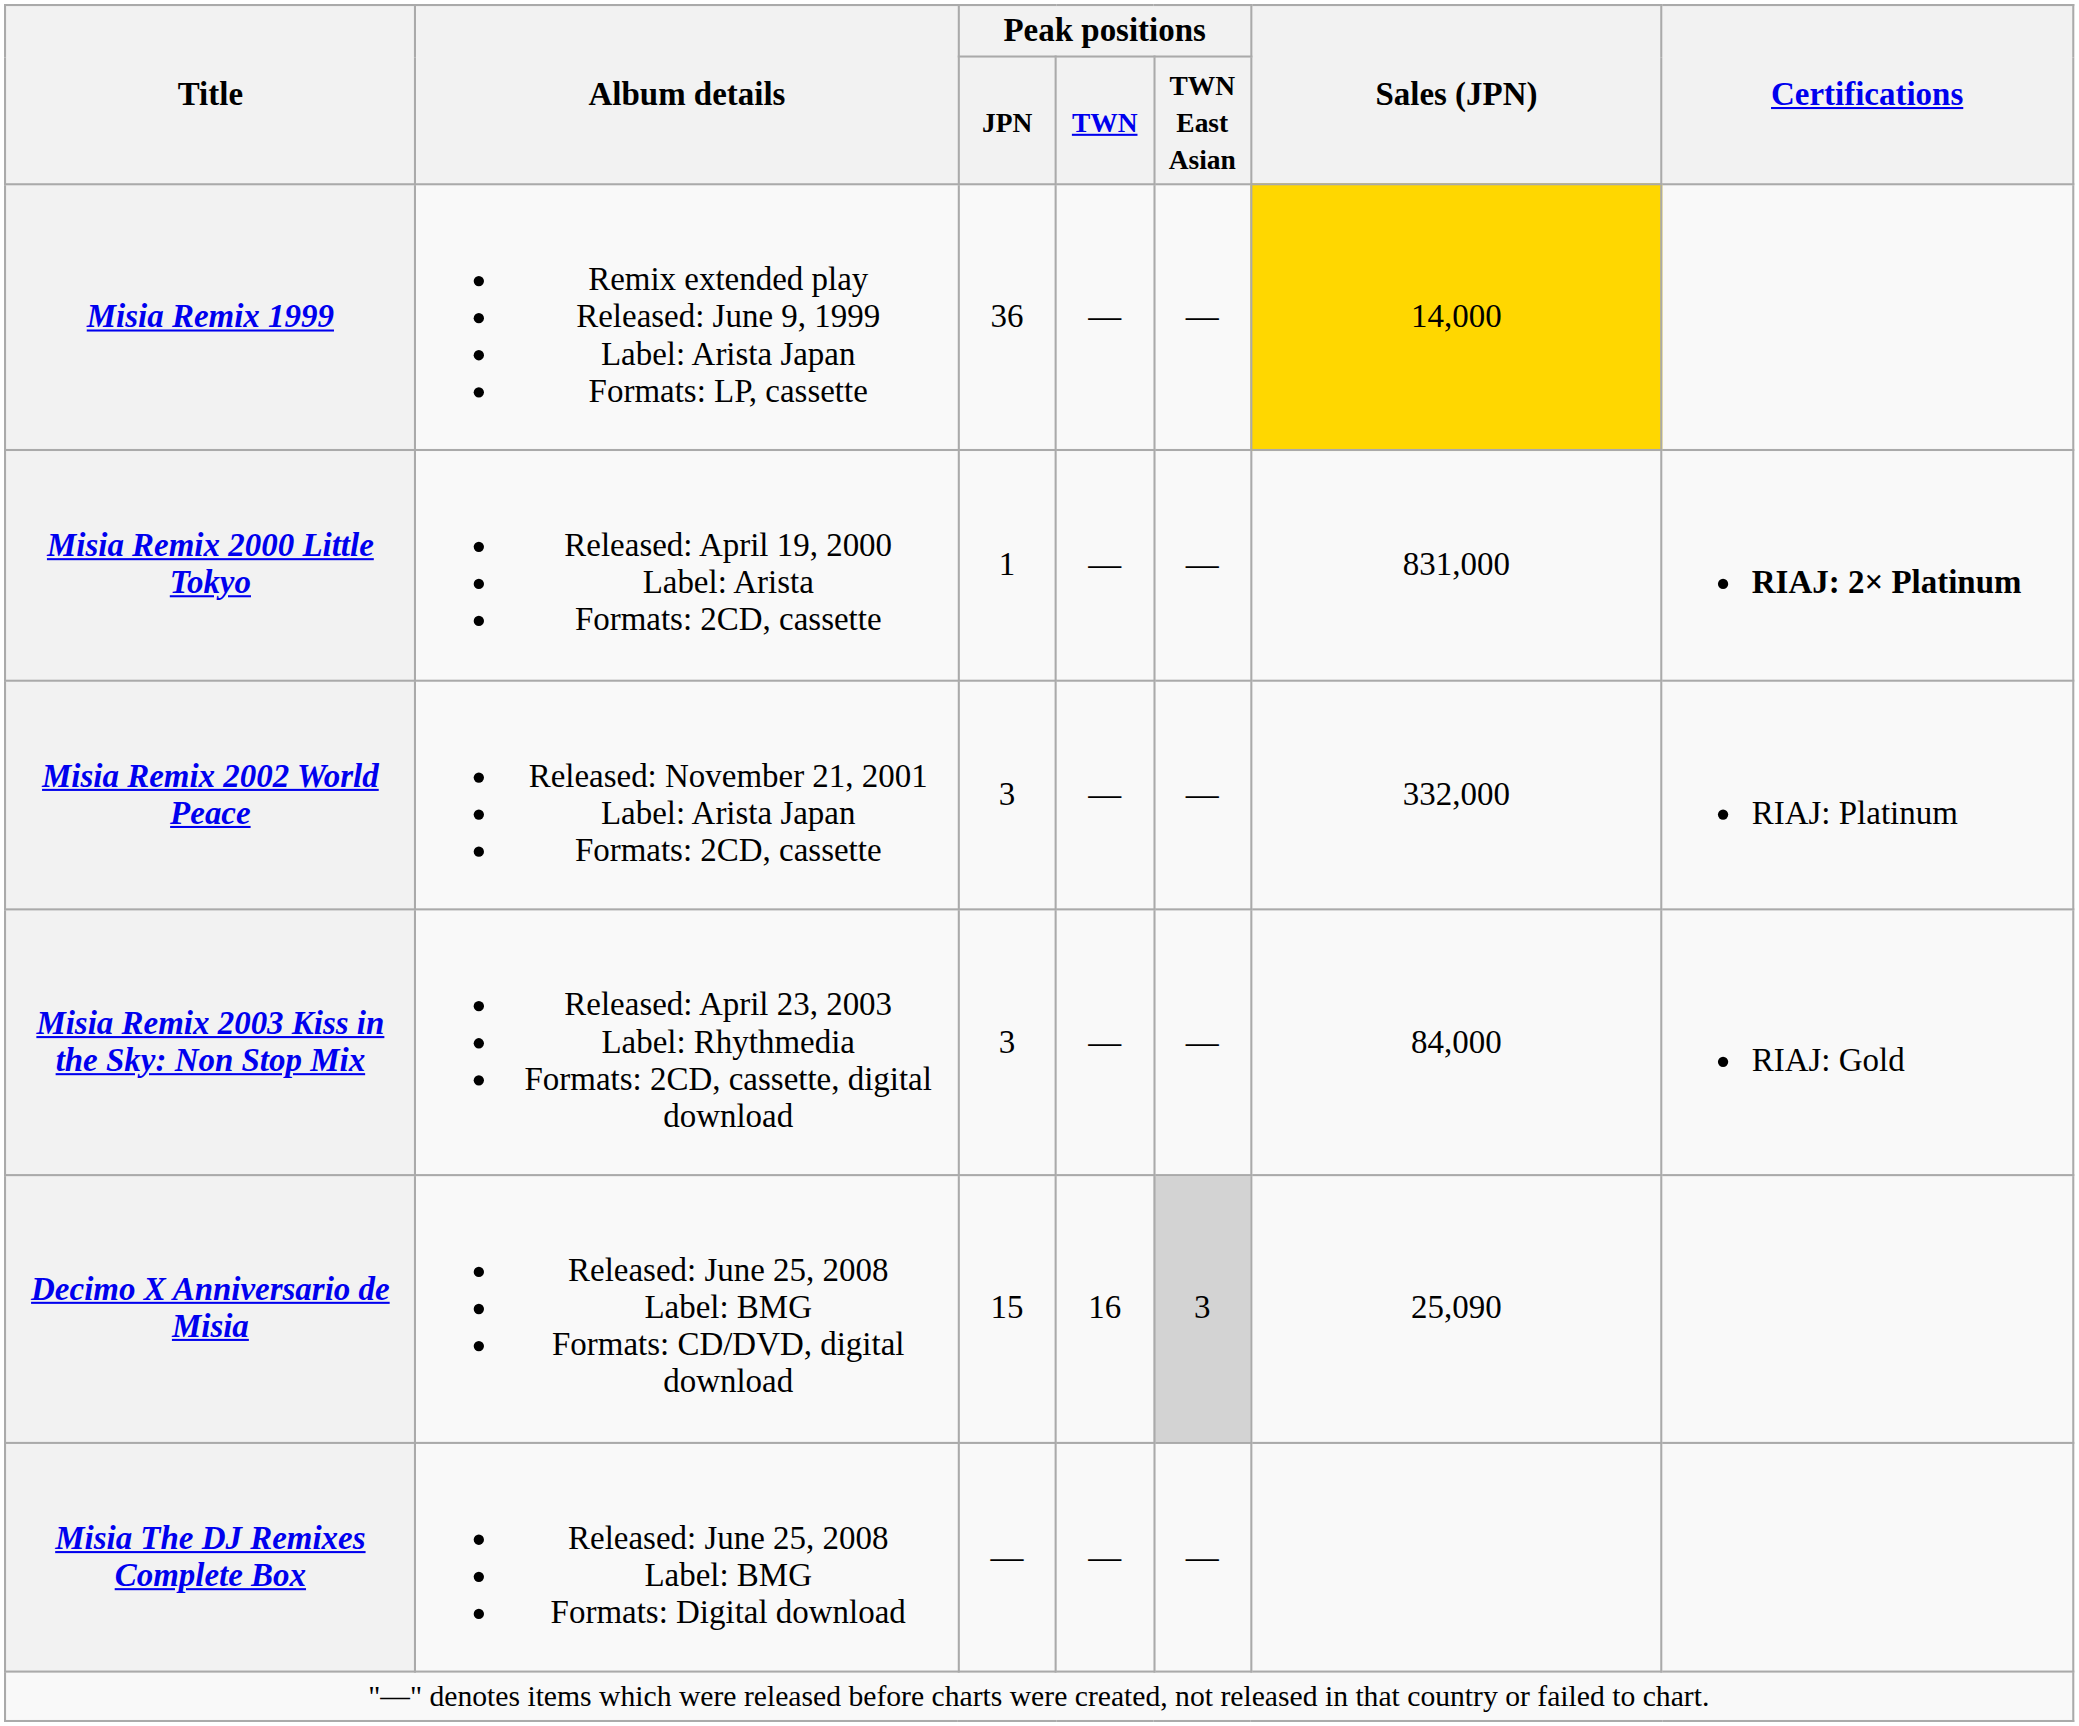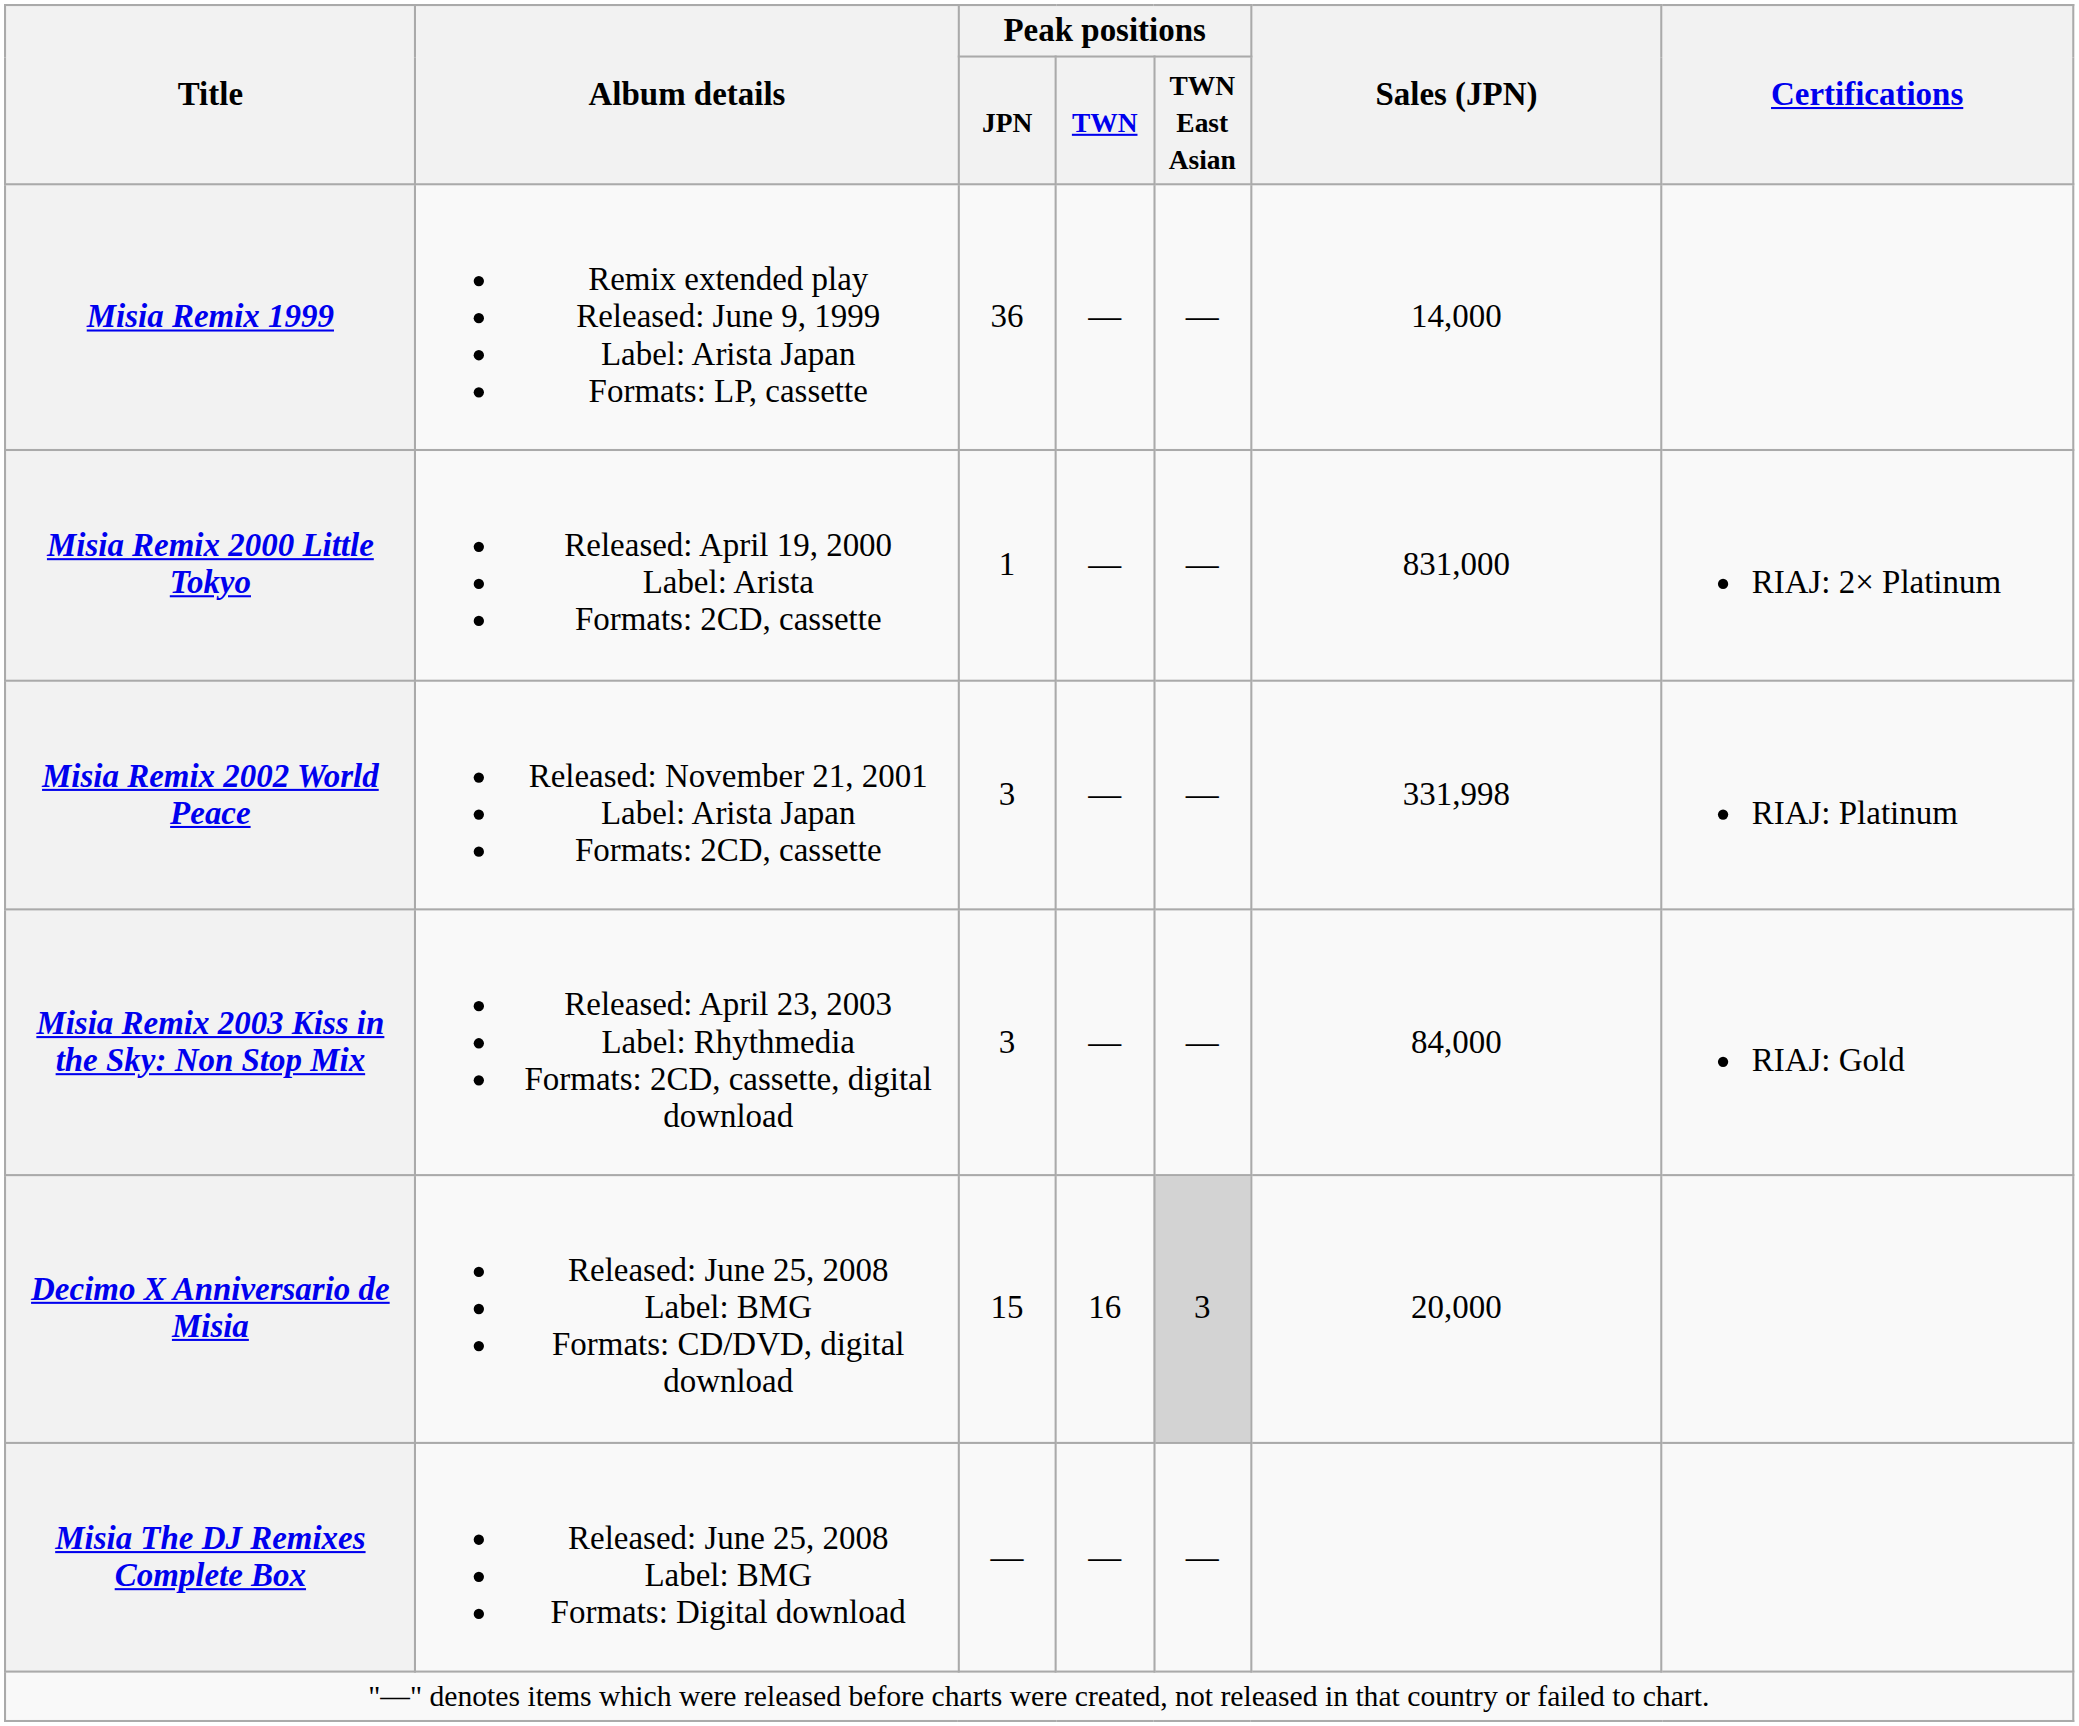(1456, 316) gold background -> (1456, 316) no background
(1867, 584) bold -> (1867, 584) normal
(1456, 793) 332,000 -> (1456, 793) 331,998
(1456, 1308) 25,090 -> (1456, 1308) 20,000
